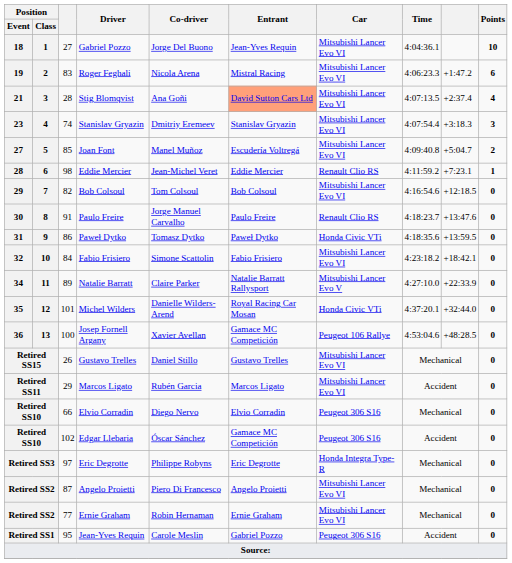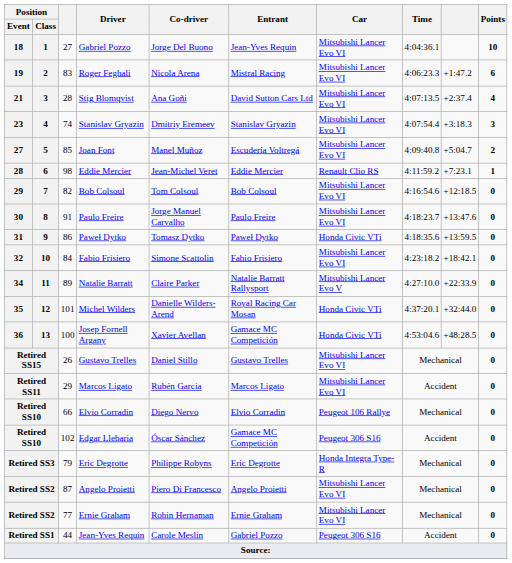(272, 98) lightsalmon background -> (272, 98) no background
(349, 216) Renault Clio RS -> (352, 216) Mitsubishi Lancer Evo VI
(354, 334) Peugeot 106 Rallye -> (350, 334) Honda Civic VTi
(350, 411) Peugeot 306 S16 -> (354, 411) Peugeot 106 Rallye
(68, 463) 97 -> (68, 463) 79
(68, 535) 95 -> (68, 535) 44
